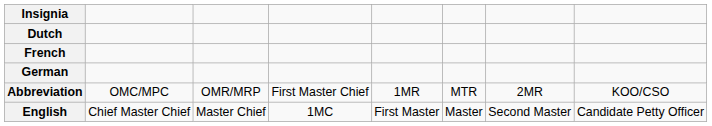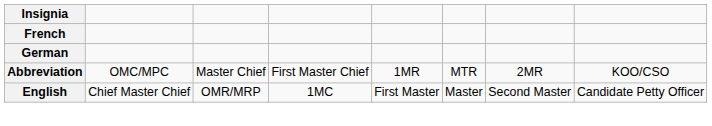- row: (45, 33)
(231, 92) OMR/MRP -> (231, 72) Master Chief
(231, 111) Master Chief -> (231, 92) OMR/MRP
